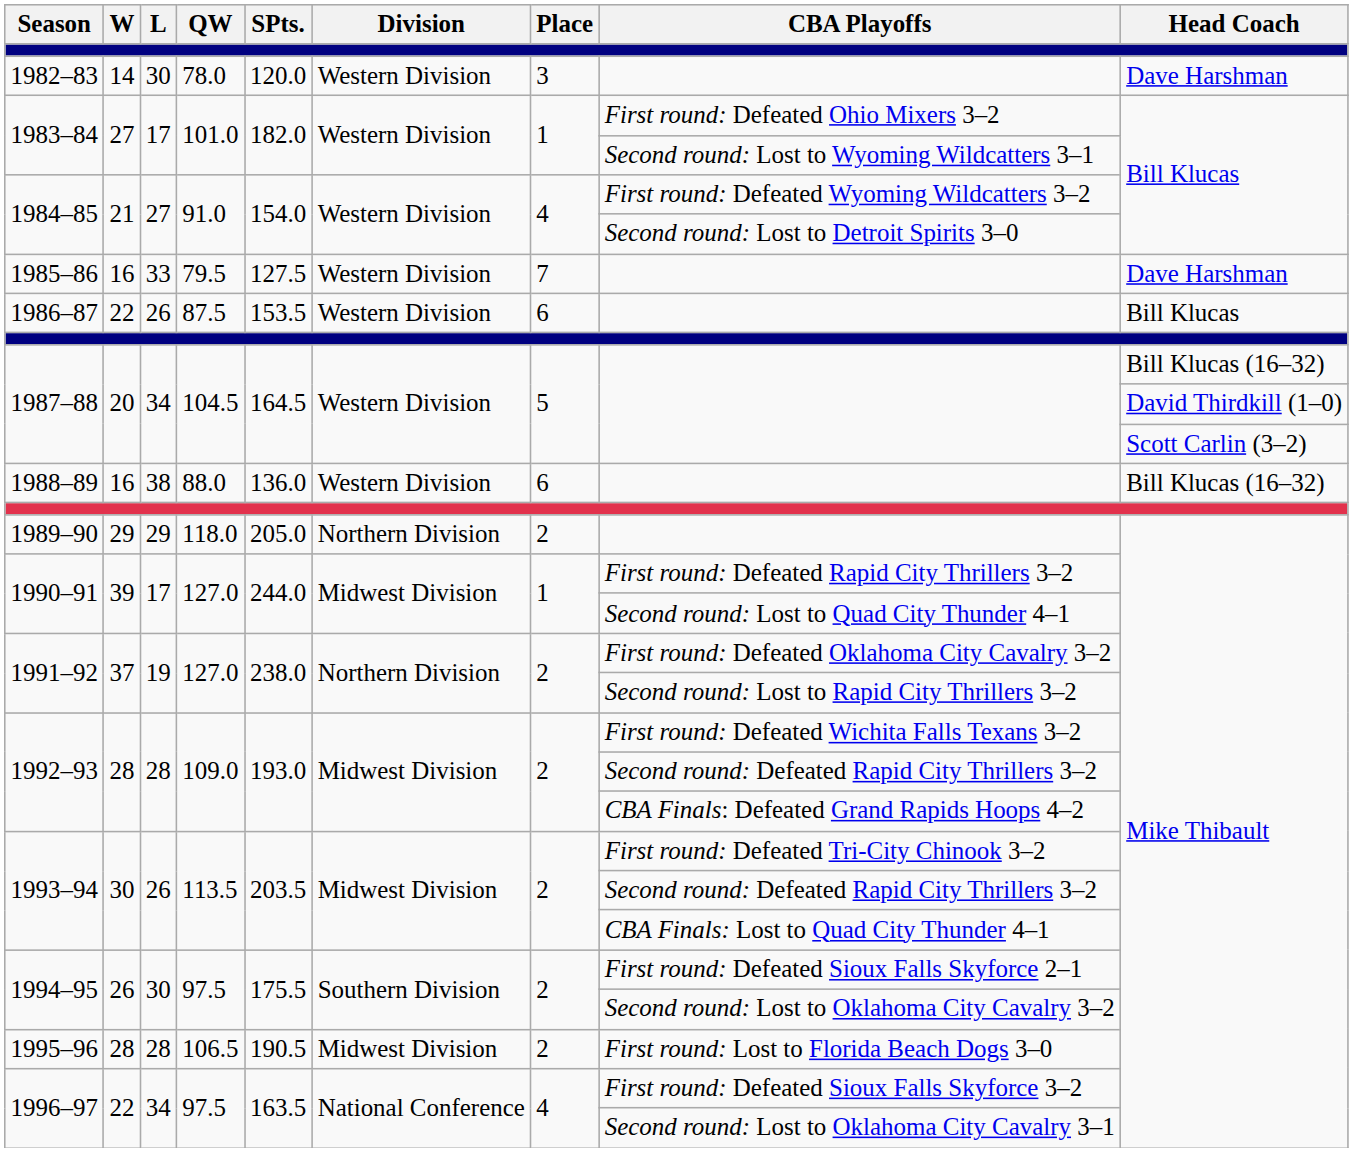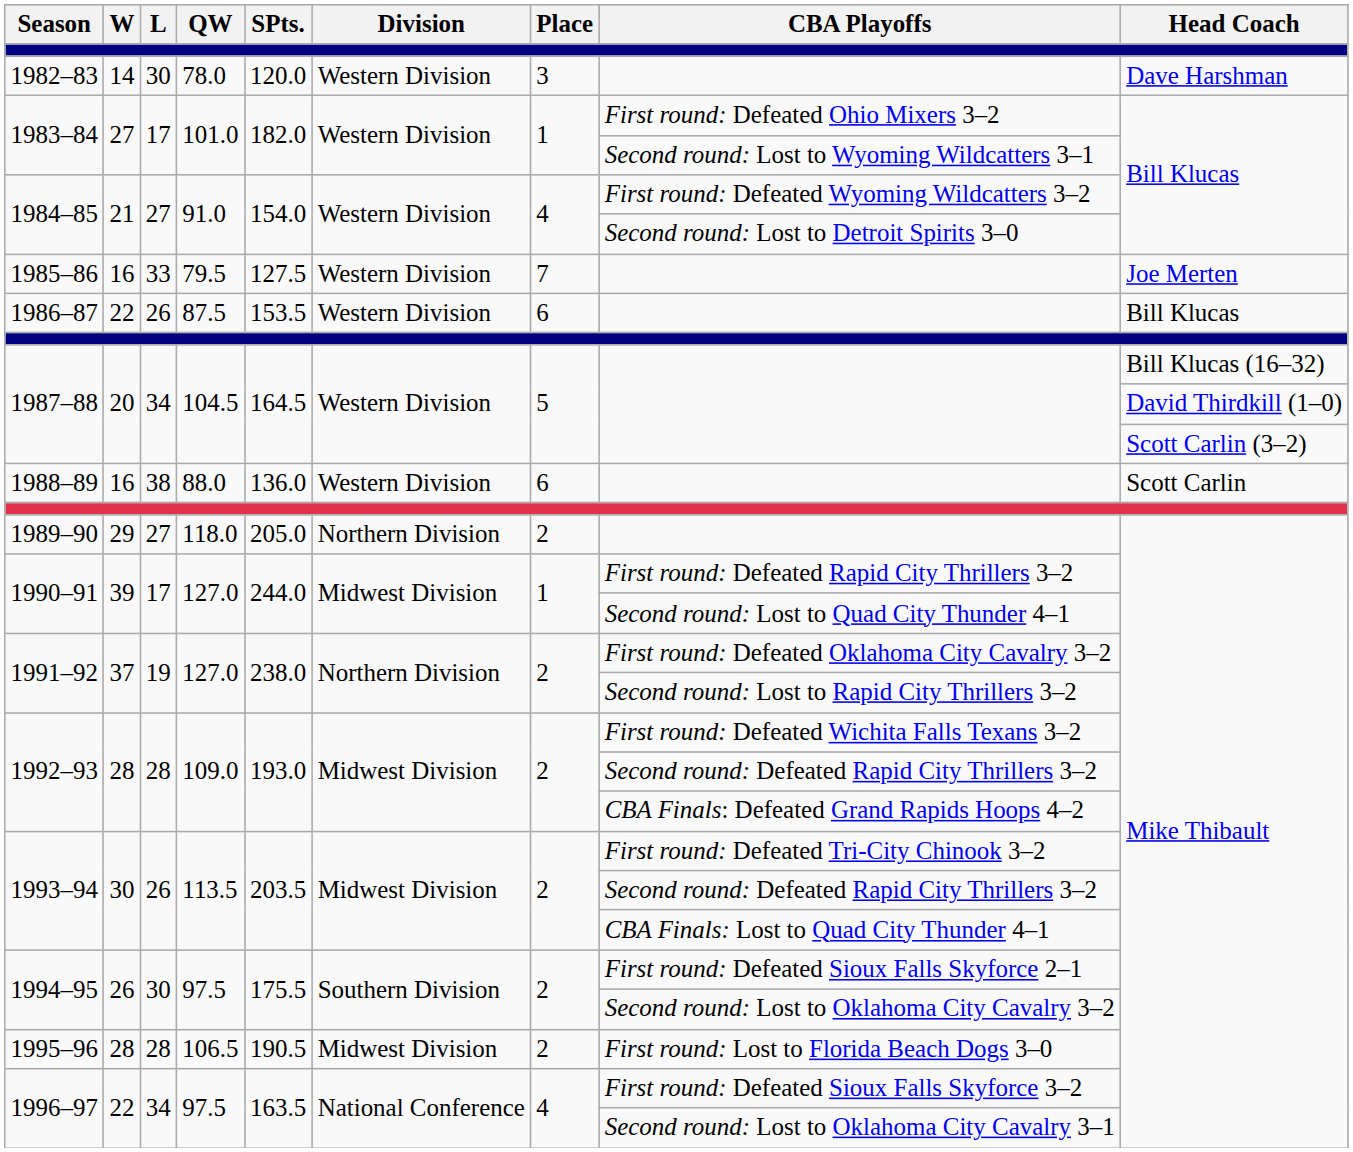(1207, 273) Dave Harshman -> (1182, 273) Joe Merten
(1225, 482) Bill Klucas (16–32) -> (1186, 482) Scott Carlin
(158, 533) 29 -> (158, 533) 27
